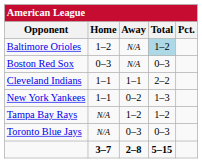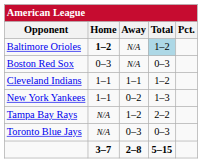(103, 47) normal -> (103, 47) bold
(162, 81) 2–2 -> (162, 81) 1–2
(162, 115) 1–2 -> (162, 115) 2–2
